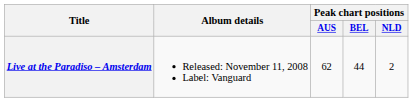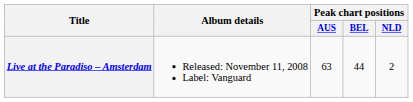(327, 66) 62 -> (327, 66) 63
